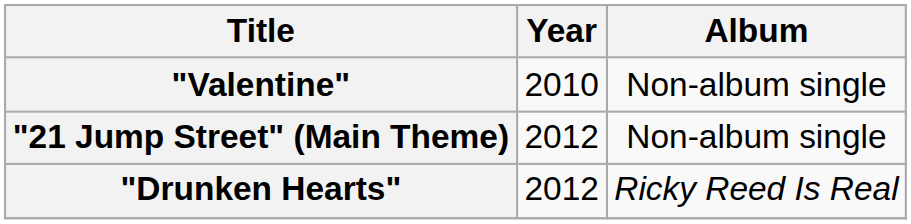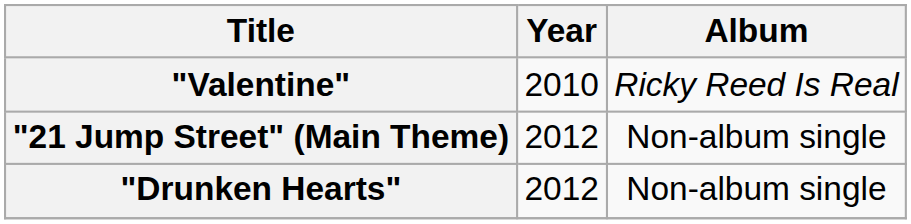(756, 84) Non-album single -> (756, 84) Ricky Reed Is Real
(756, 190) Ricky Reed Is Real -> (756, 190) Non-album single
